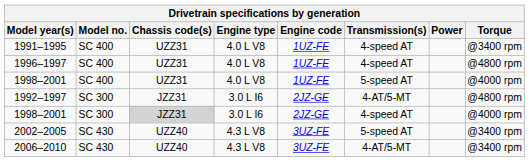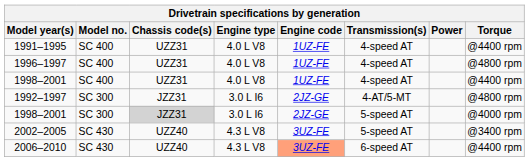(495, 47) @3400 rpm -> (495, 47) @4400 rpm
(387, 80) 5-speed AT -> (387, 80) 4-speed AT
(495, 80) @4000 rpm -> (495, 80) @4400 rpm
(387, 114) 4-speed AT -> (387, 114) 5-speed AT
(311, 148) no background -> (311, 148) lightsalmon background
(387, 148) 4-AT/5-MT -> (387, 148) 6-speed AT
(495, 148) @3400 rpm -> (495, 148) @4400 rpm
